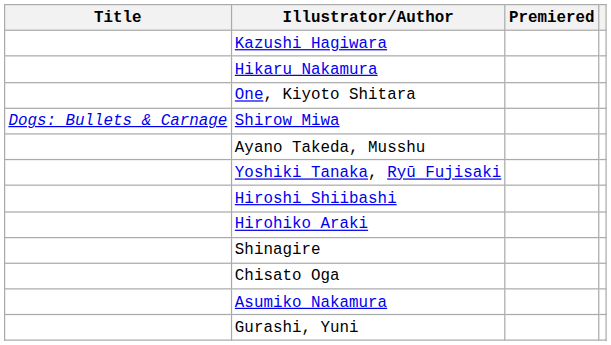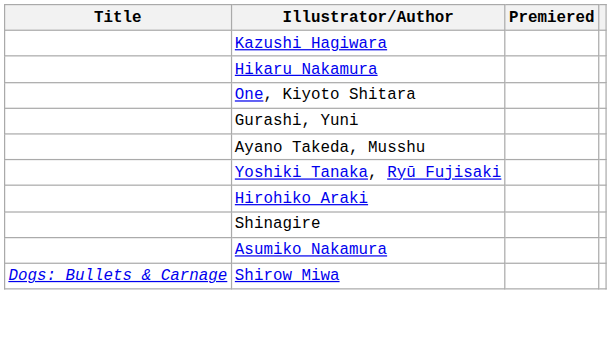rows swapped: (287, 121) <-> (297, 328)
- row: (316, 198)
- row: (287, 276)
